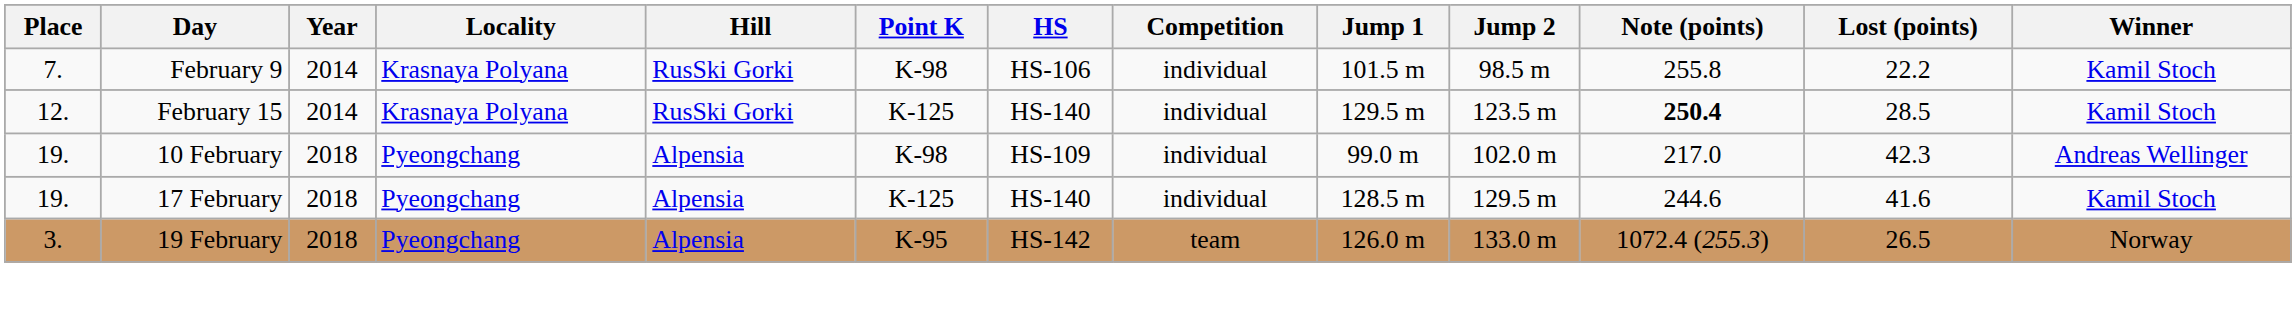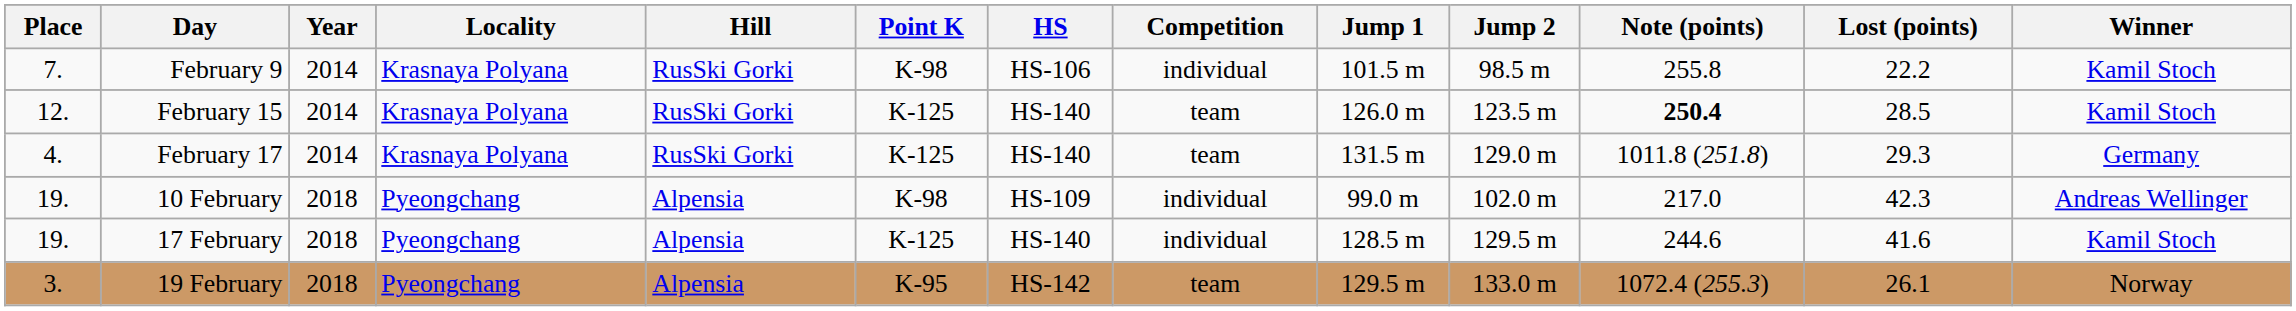(1215, 111) individual -> (1215, 111) team
(1383, 111) 129.5 m -> (1383, 111) 126.0 m
+ row: (220, 154)
(1383, 240) 126.0 m -> (1383, 283) 129.5 m
(1908, 240) 26.5 -> (1908, 283) 26.1
